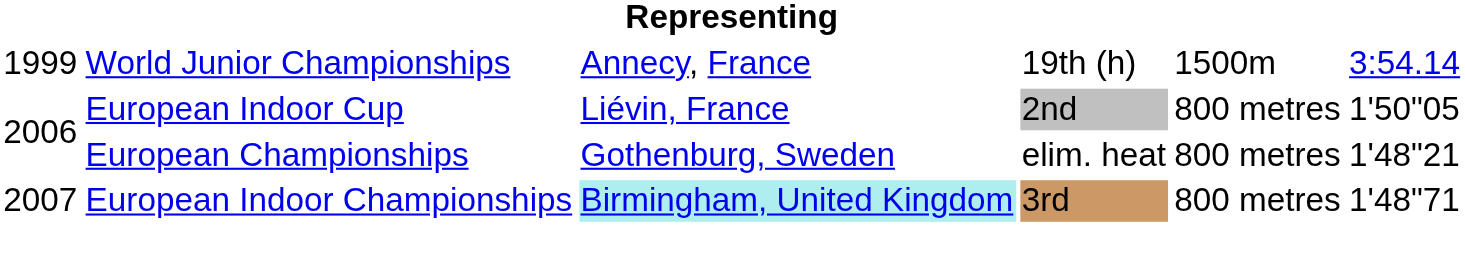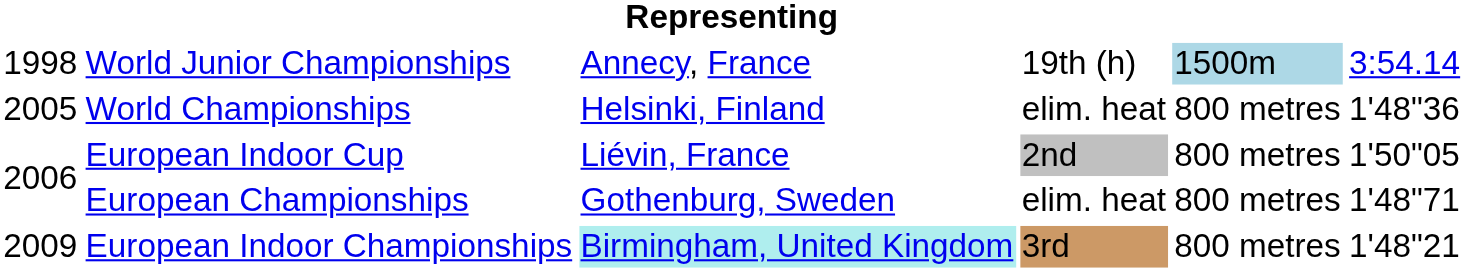(40, 63) 1999 -> (40, 63) 1998
(1225, 63) no background -> (1225, 63) lightblue background
+ row: (248, 108)
(1404, 154) 1'48"21 -> (1404, 200) 1'48"71
(40, 200) 2007 -> (40, 246) 2009
(1404, 200) 1'48"71 -> (1404, 246) 1'48"21
